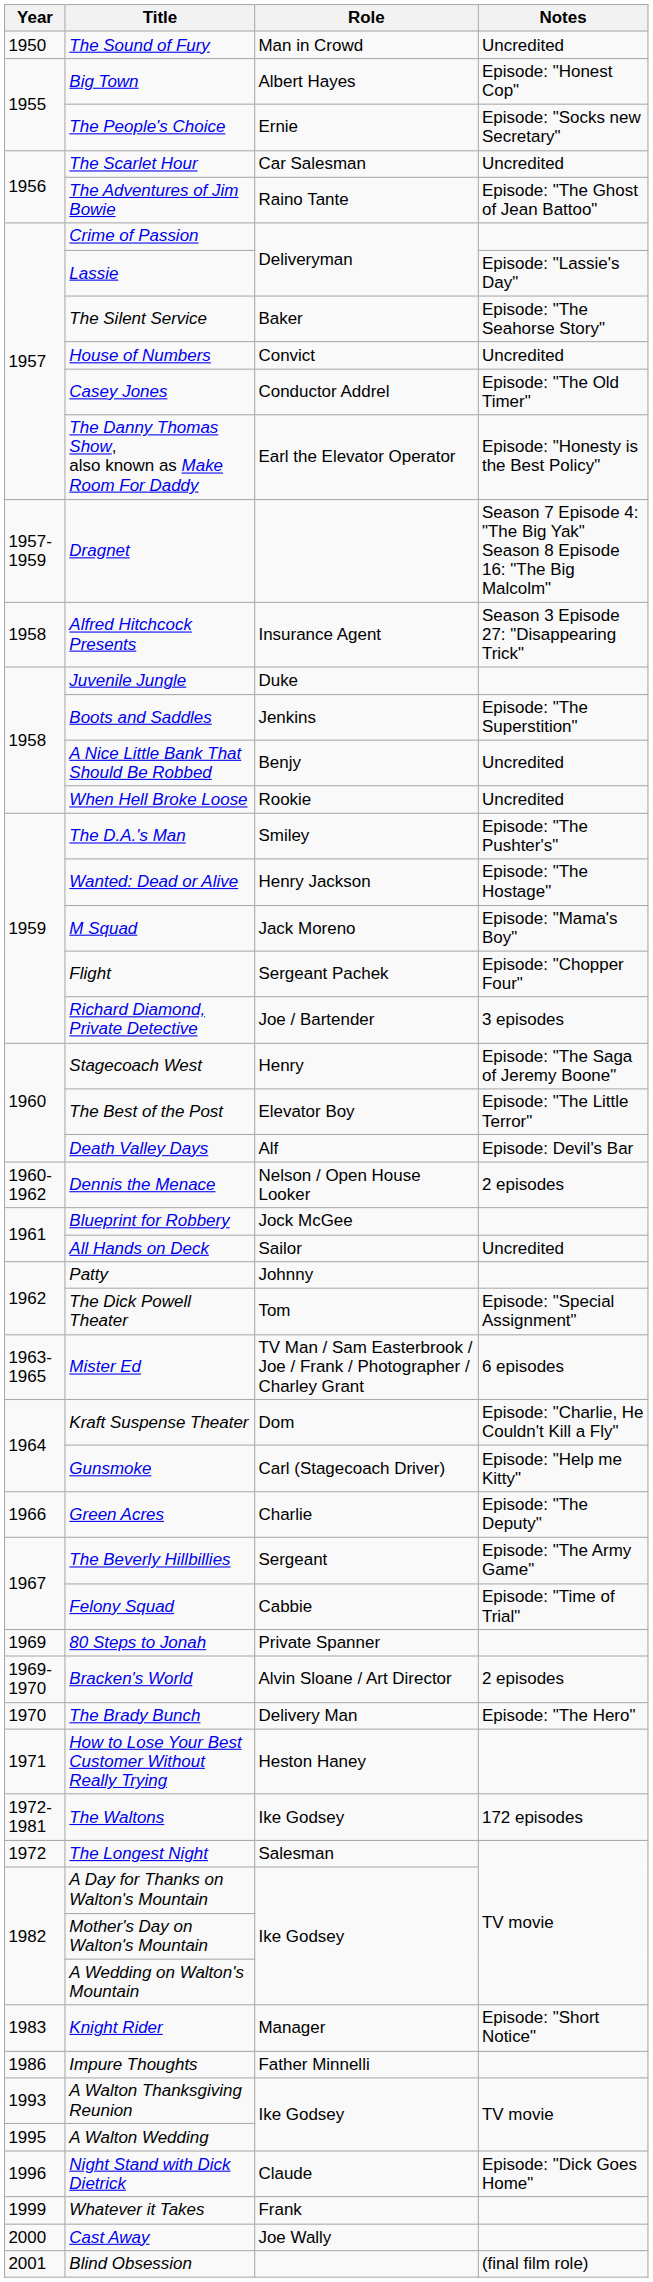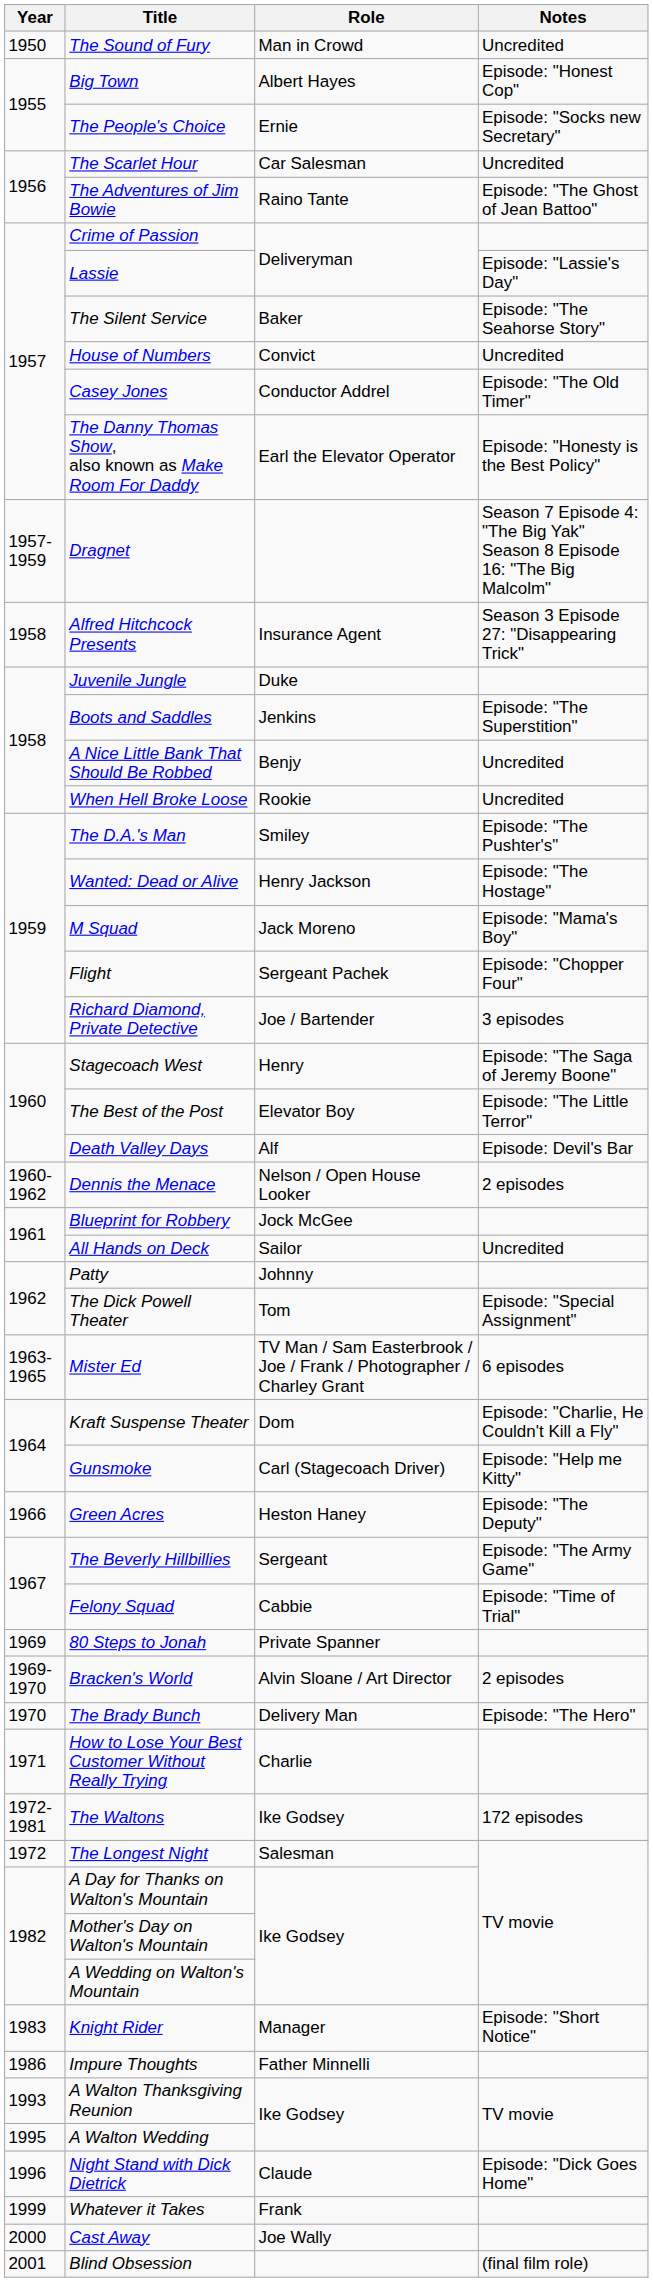(285, 1514) Charlie -> (312, 1514) Heston Haney
(312, 1761) Heston Haney -> (285, 1761) Charlie
